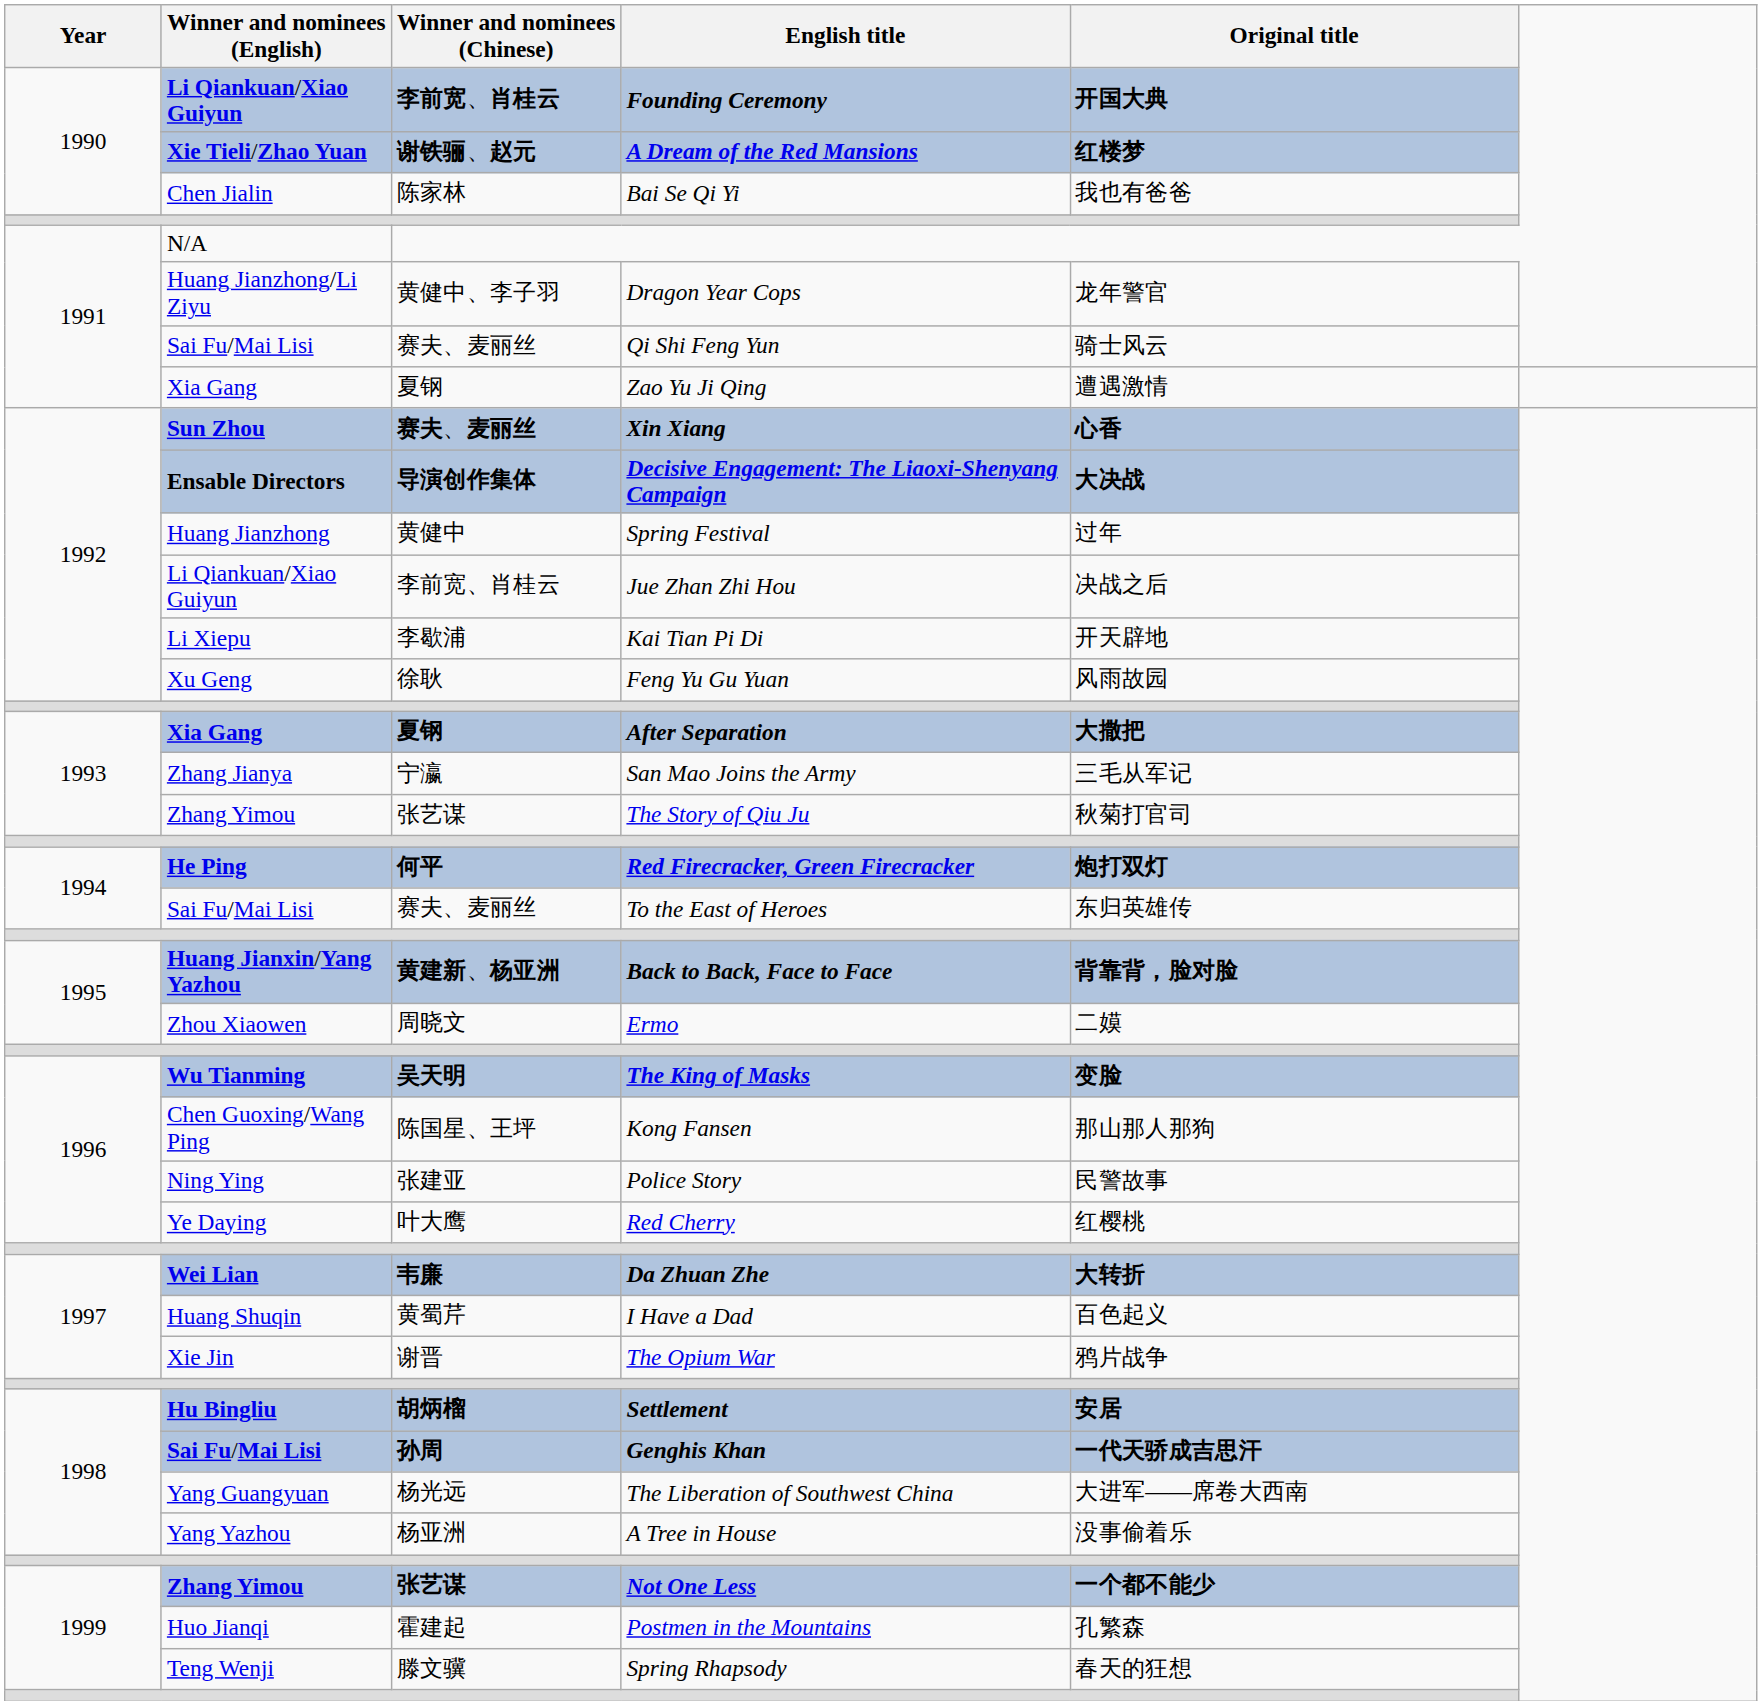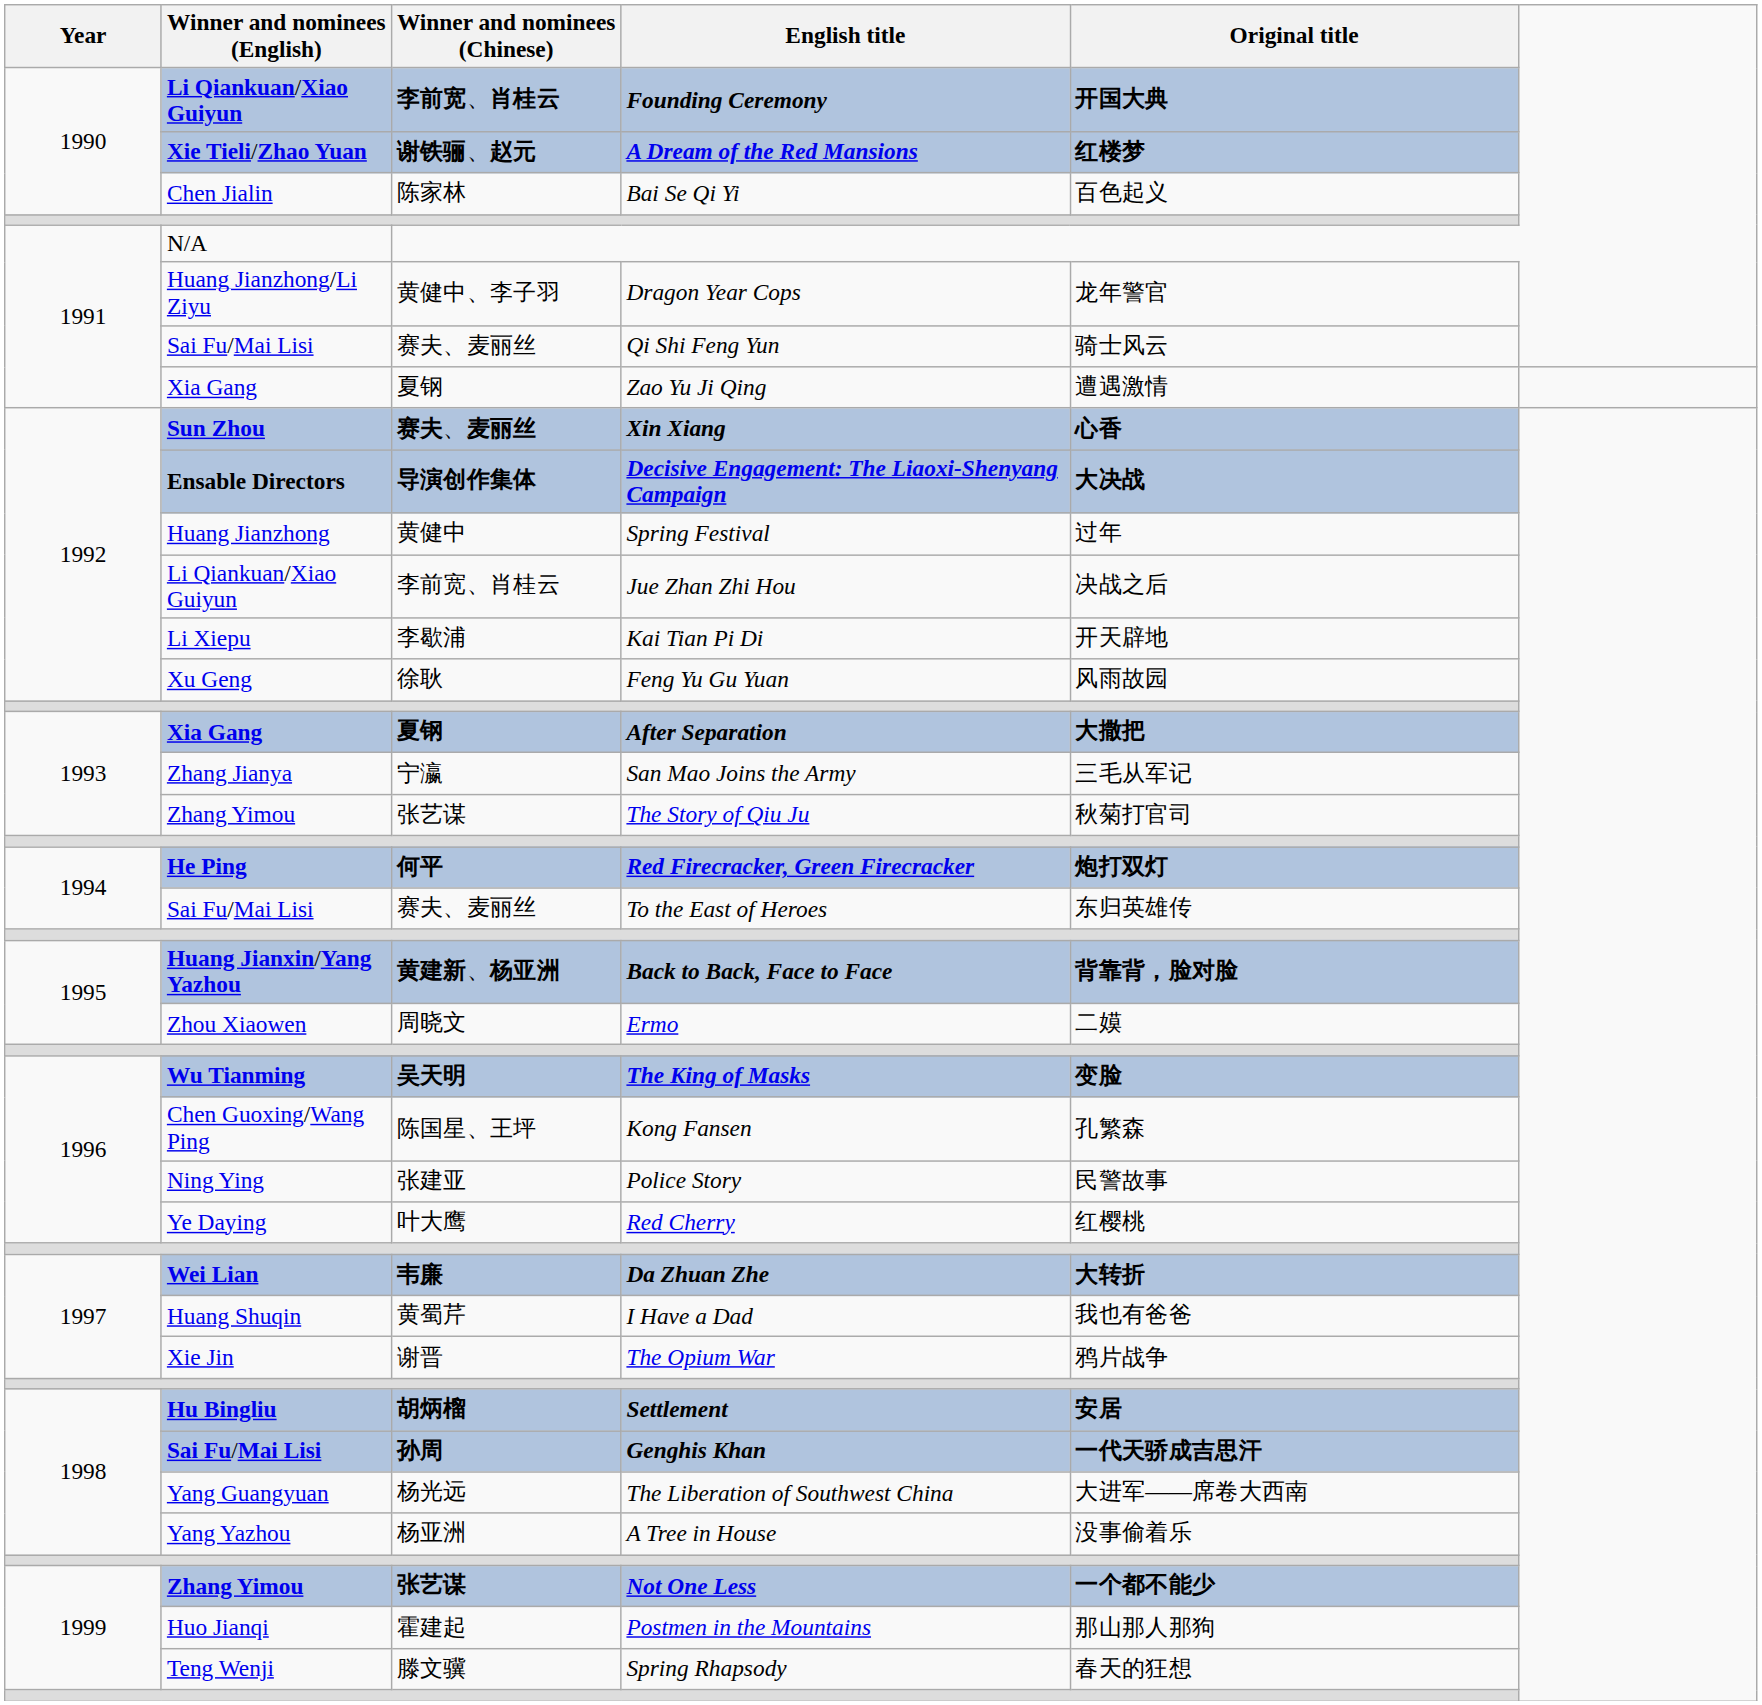(1134, 192) 我也有爸爸 -> (1122, 192) 百色起义
(1145, 1127) 那山那人那狗 -> (1110, 1127) 孔繁森
(1122, 1315) 百色起义 -> (1134, 1315) 我也有爸爸
(1110, 1626) 孔繁森 -> (1145, 1626) 那山那人那狗
